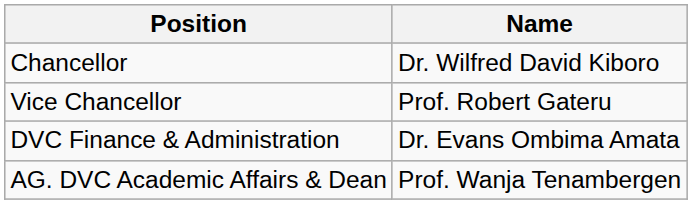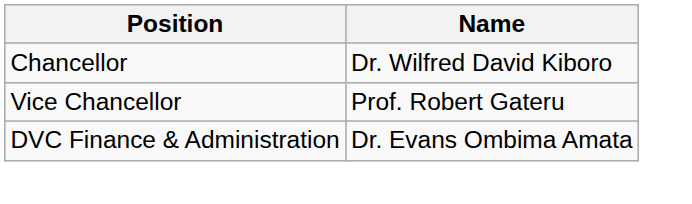- row: (199, 179)
